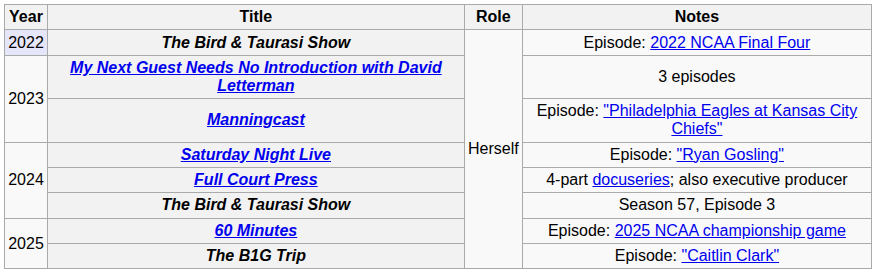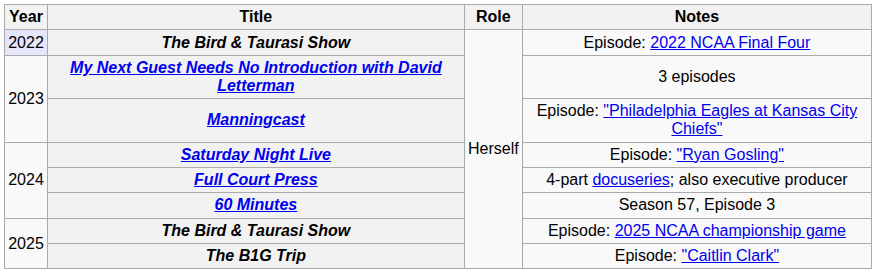(256, 205) The Bird & Taurasi Show -> (256, 205) 60 Minutes
(256, 230) 60 Minutes -> (256, 230) The Bird & Taurasi Show
